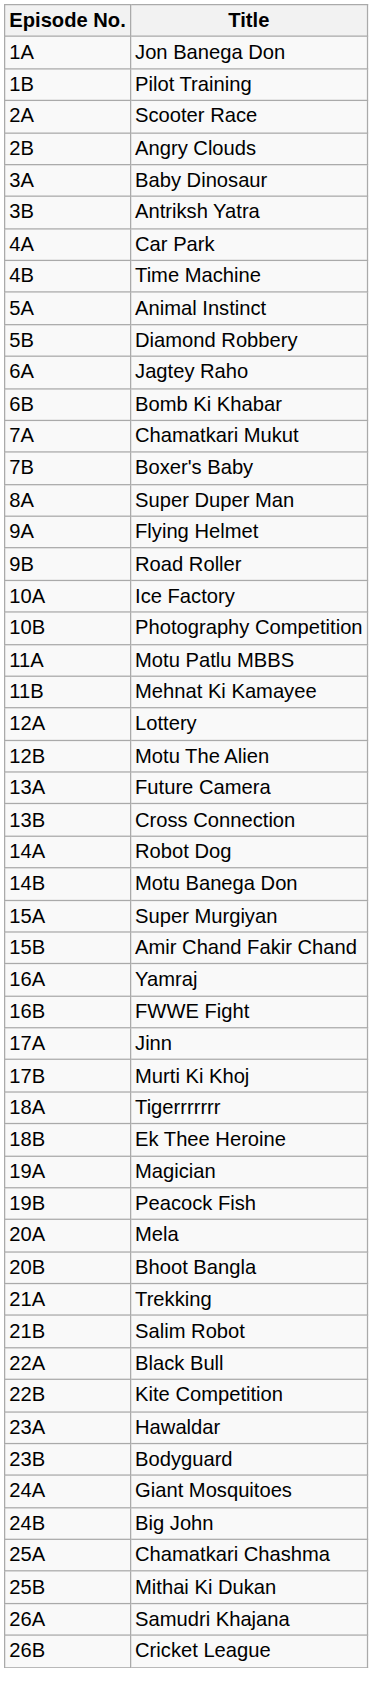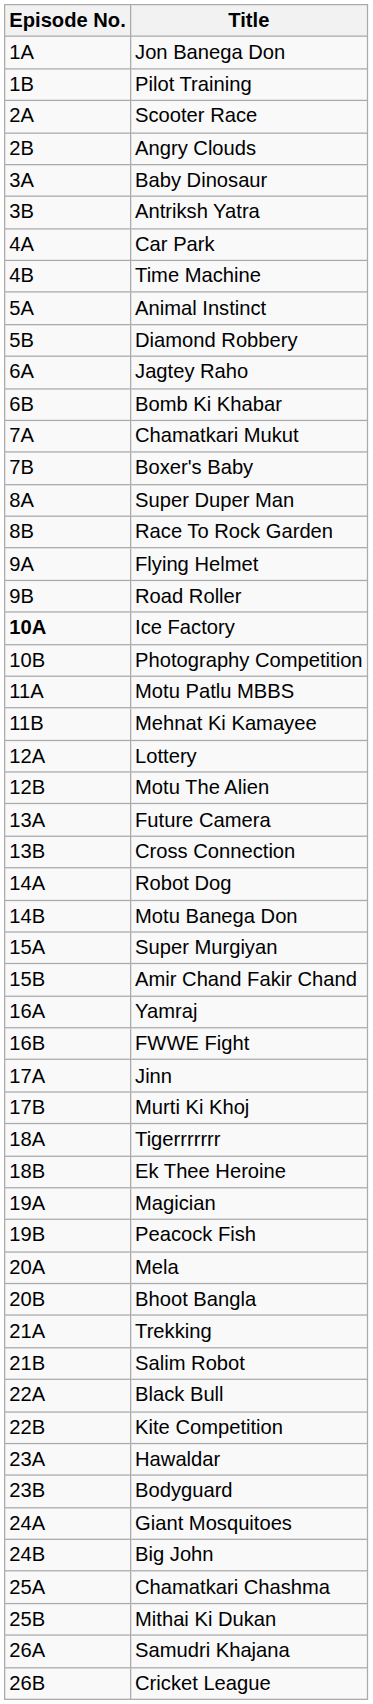+ row: (234, 532)
(27, 595) normal -> (28, 627) bold
